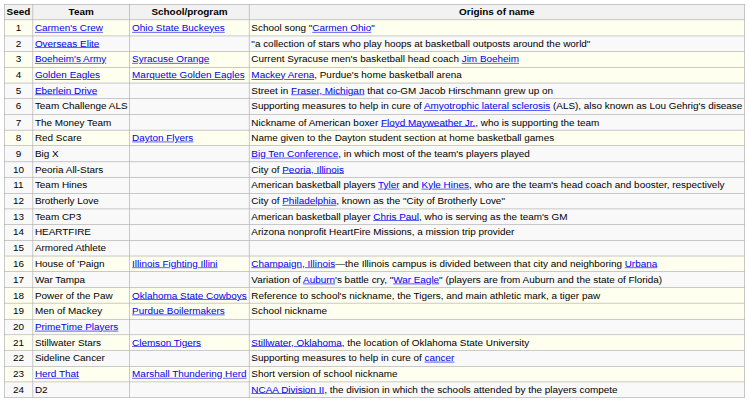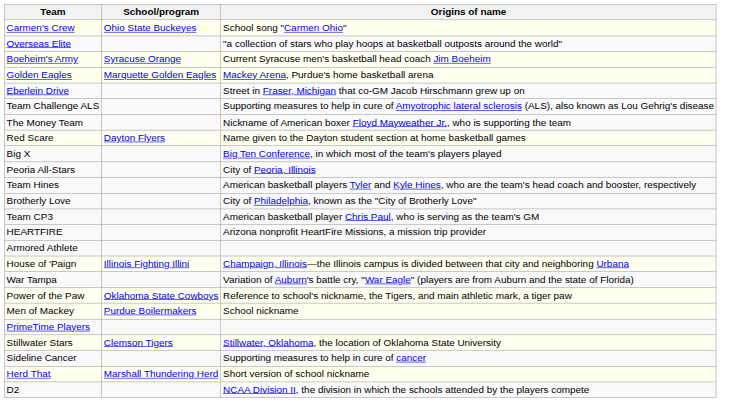- column: (18, 12)
